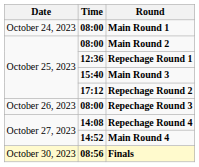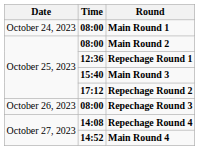- row: (121, 153)
